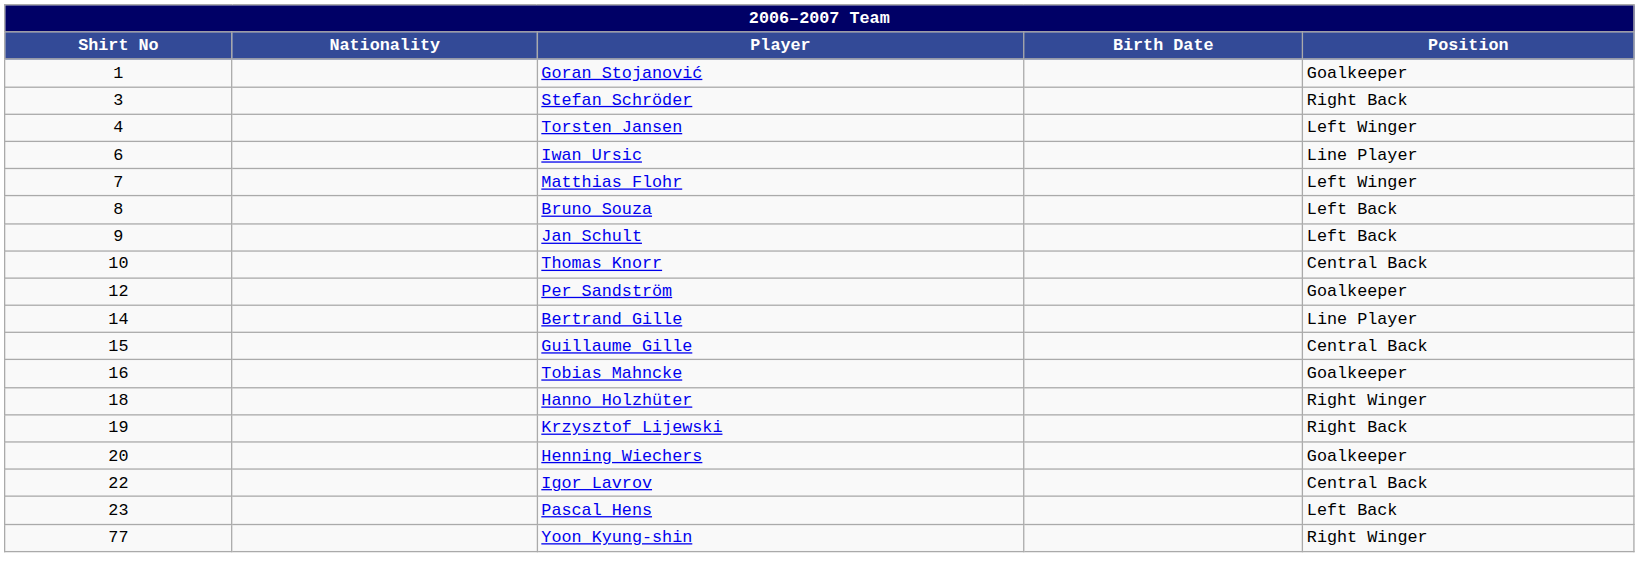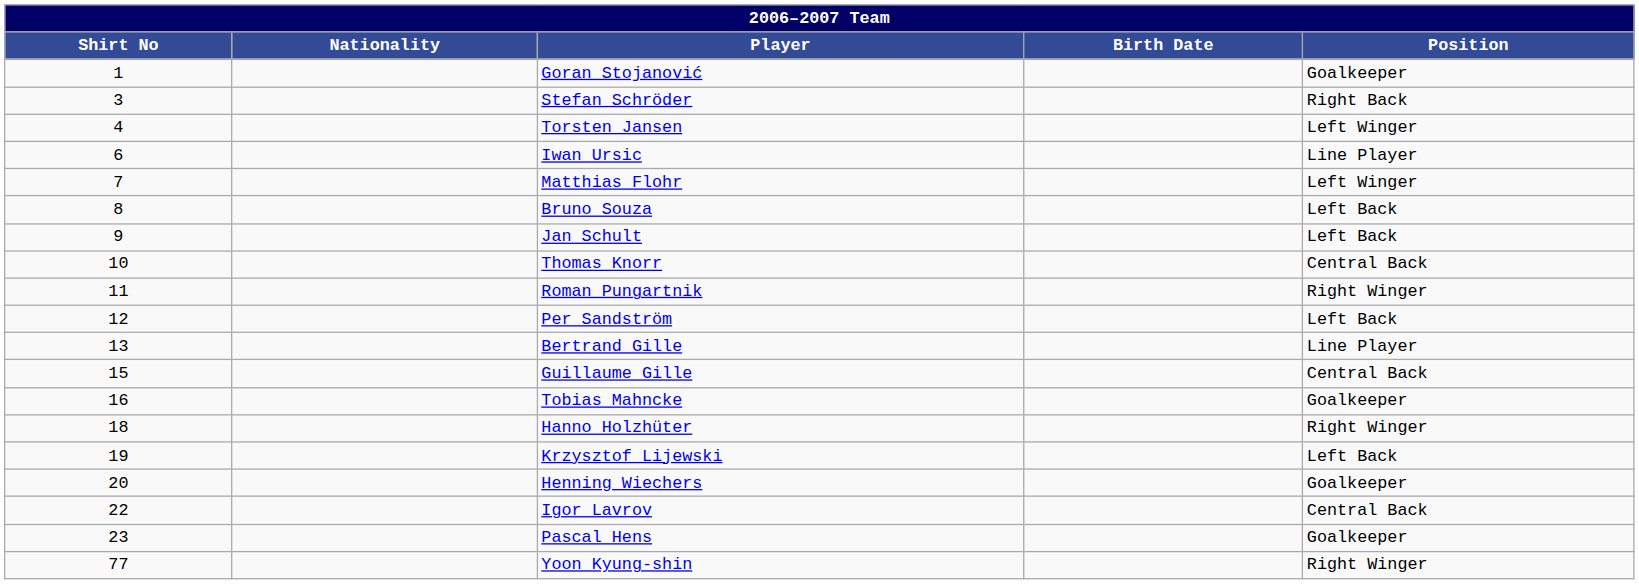+ row: (622, 292)
(1357, 292) Goalkeeper -> (1352, 319) Left Back
(118, 319) 14 -> (118, 346) 13
(1357, 428) Right Back -> (1352, 456) Left Back
(1352, 510) Left Back -> (1357, 538) Goalkeeper
